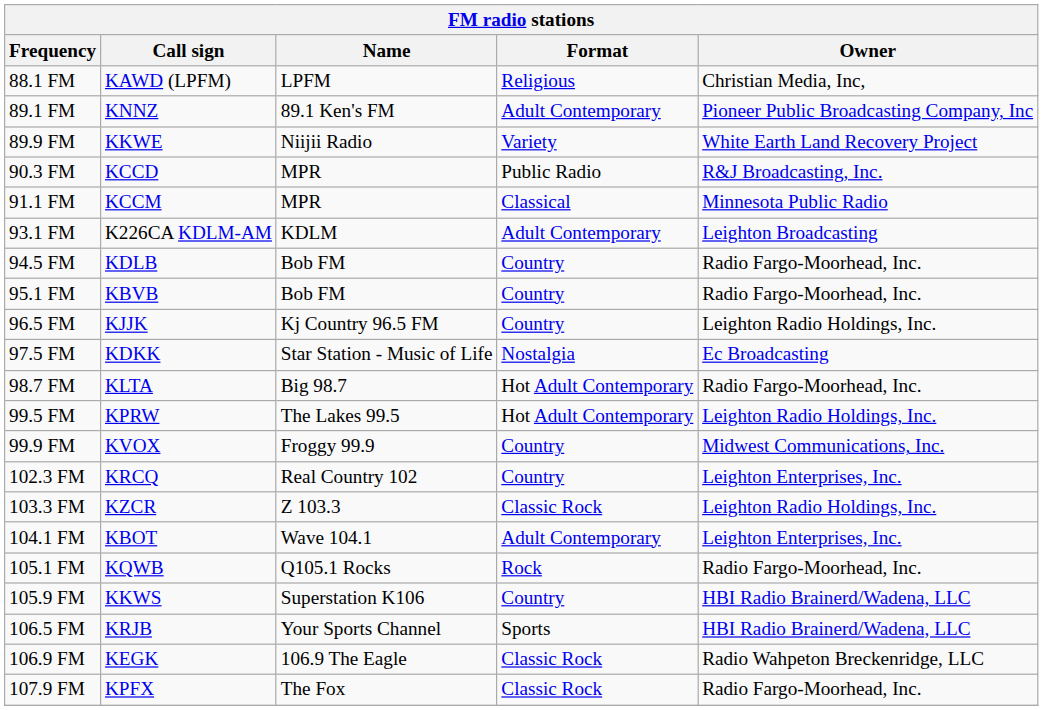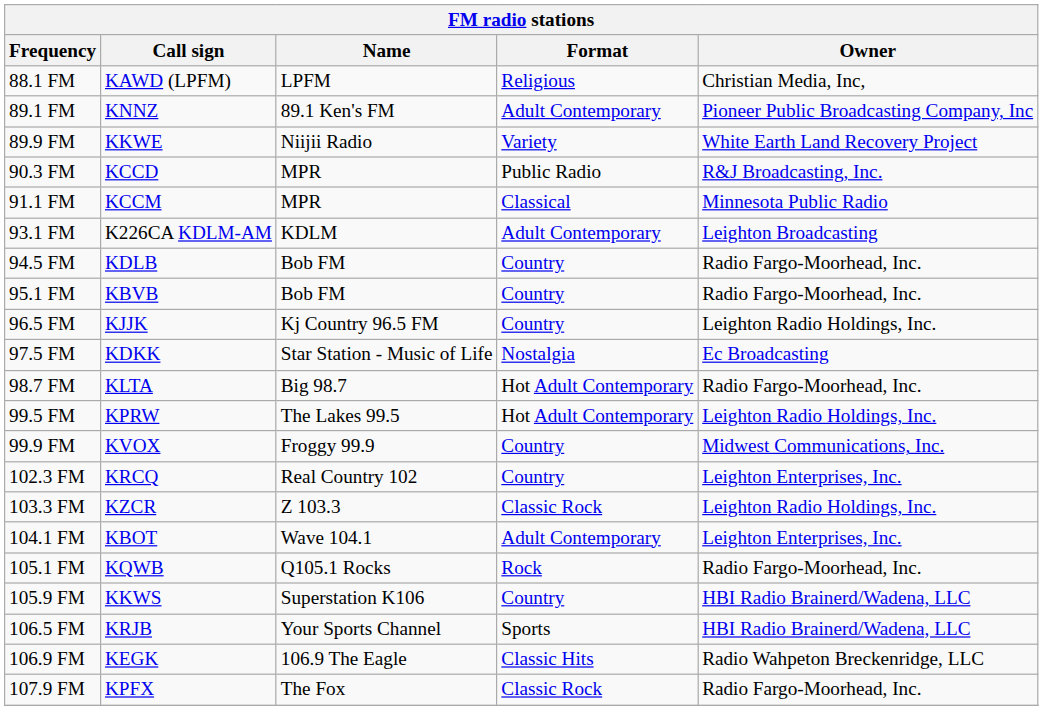(552, 659) Classic Rock -> (547, 659) Classic Hits
